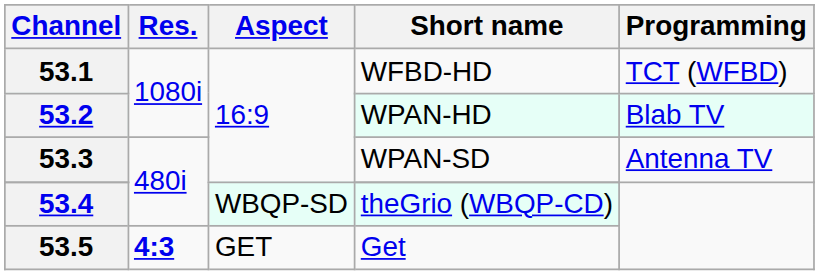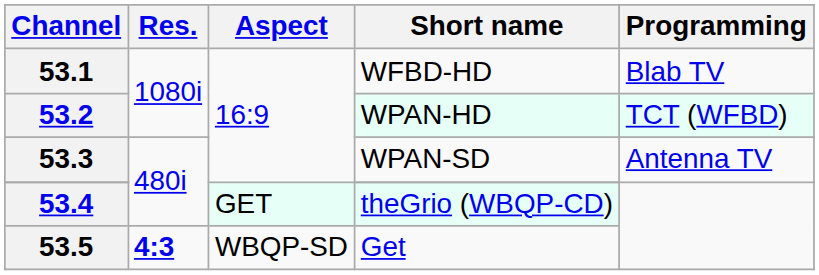(707, 70) TCT (WFBD) -> (675, 70) Blab TV
(675, 114) Blab TV -> (707, 114) TCT (WFBD)
(281, 203) WBQP-SD -> (244, 203) GET
(244, 247) GET -> (281, 247) WBQP-SD
